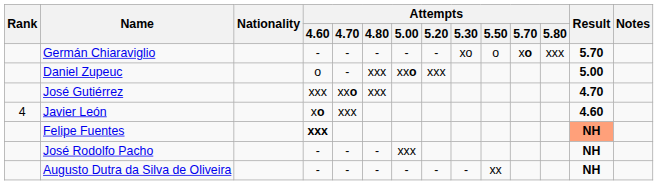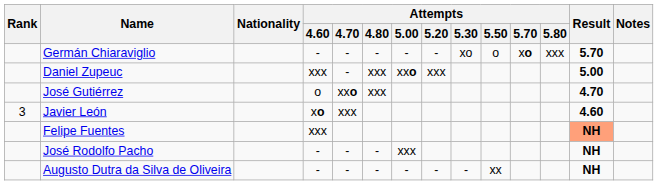(318, 72) o -> (318, 72) xxx
(318, 92) xxx -> (318, 92) o
(22, 111) 4 -> (22, 111) 3
(318, 131) bold -> (318, 131) normal
